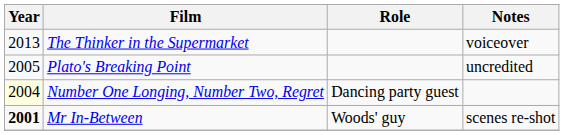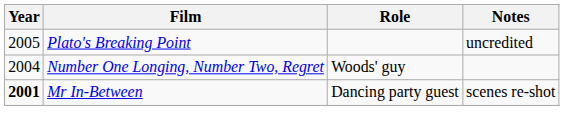- row: (148, 42)
(24, 92) lightyellow background -> (24, 67) no background
(395, 92) Dancing party guest -> (368, 67) Woods' guy
(368, 117) Woods' guy -> (395, 92) Dancing party guest
